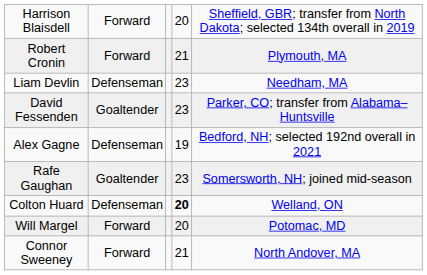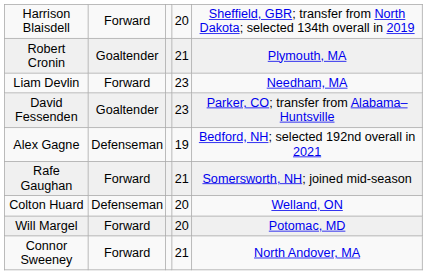(127, 55) Forward -> (127, 55) Goaltender
(127, 83) Defenseman -> (127, 83) Forward
(127, 178) Goaltender -> (127, 178) Forward
(182, 178) 23 -> (182, 178) 21
(182, 205) bold -> (182, 205) normal
